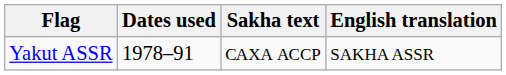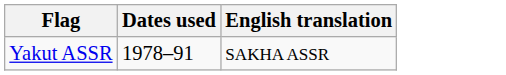- column: (273, 20)
